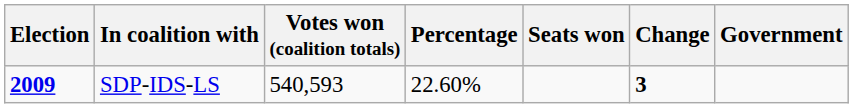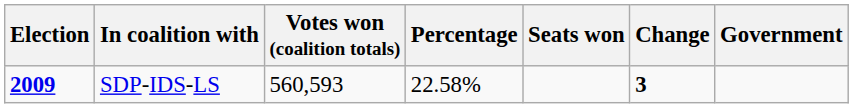(306, 84) 540,593 -> (306, 84) 560,593
(446, 84) 22.60% -> (446, 84) 22.58%
